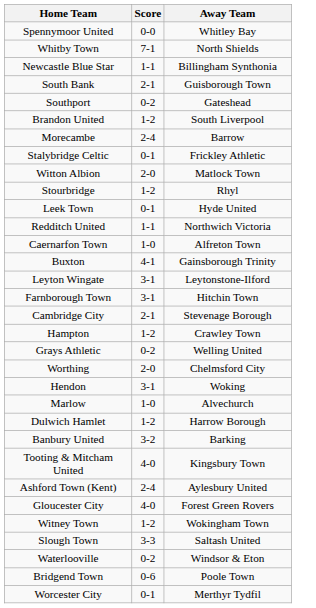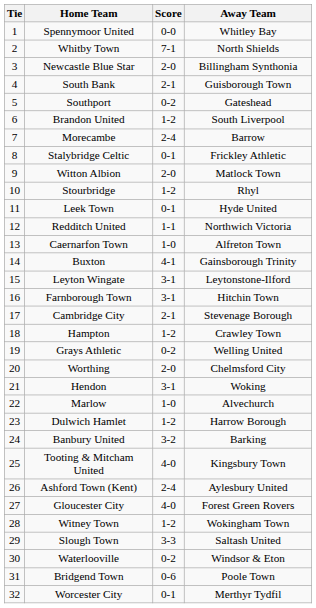+ column: (15, 13)
(148, 66) 1-1 -> (168, 66) 2-0
